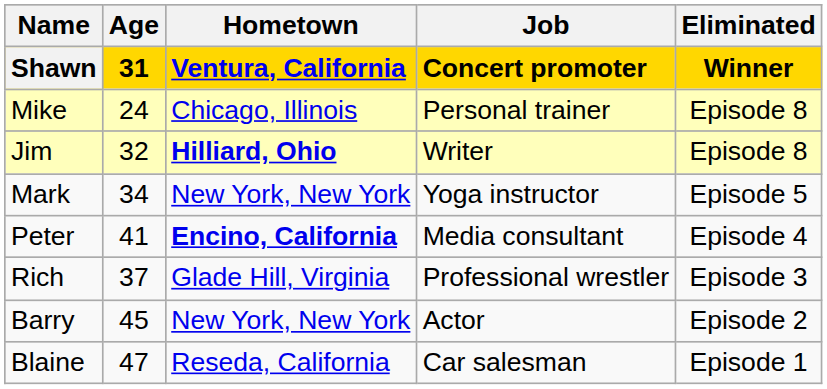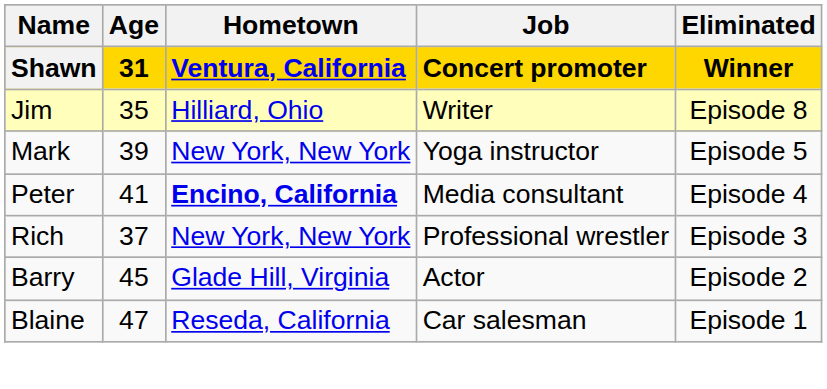- row: (39, 109)
(134, 151) 32 -> (134, 109) 35
(254, 151) bold -> (247, 109) normal
(134, 194) 34 -> (134, 151) 39
(280, 278) Glade Hill, Virginia -> (291, 236) New York, New York
(291, 320) New York, New York -> (280, 278) Glade Hill, Virginia
